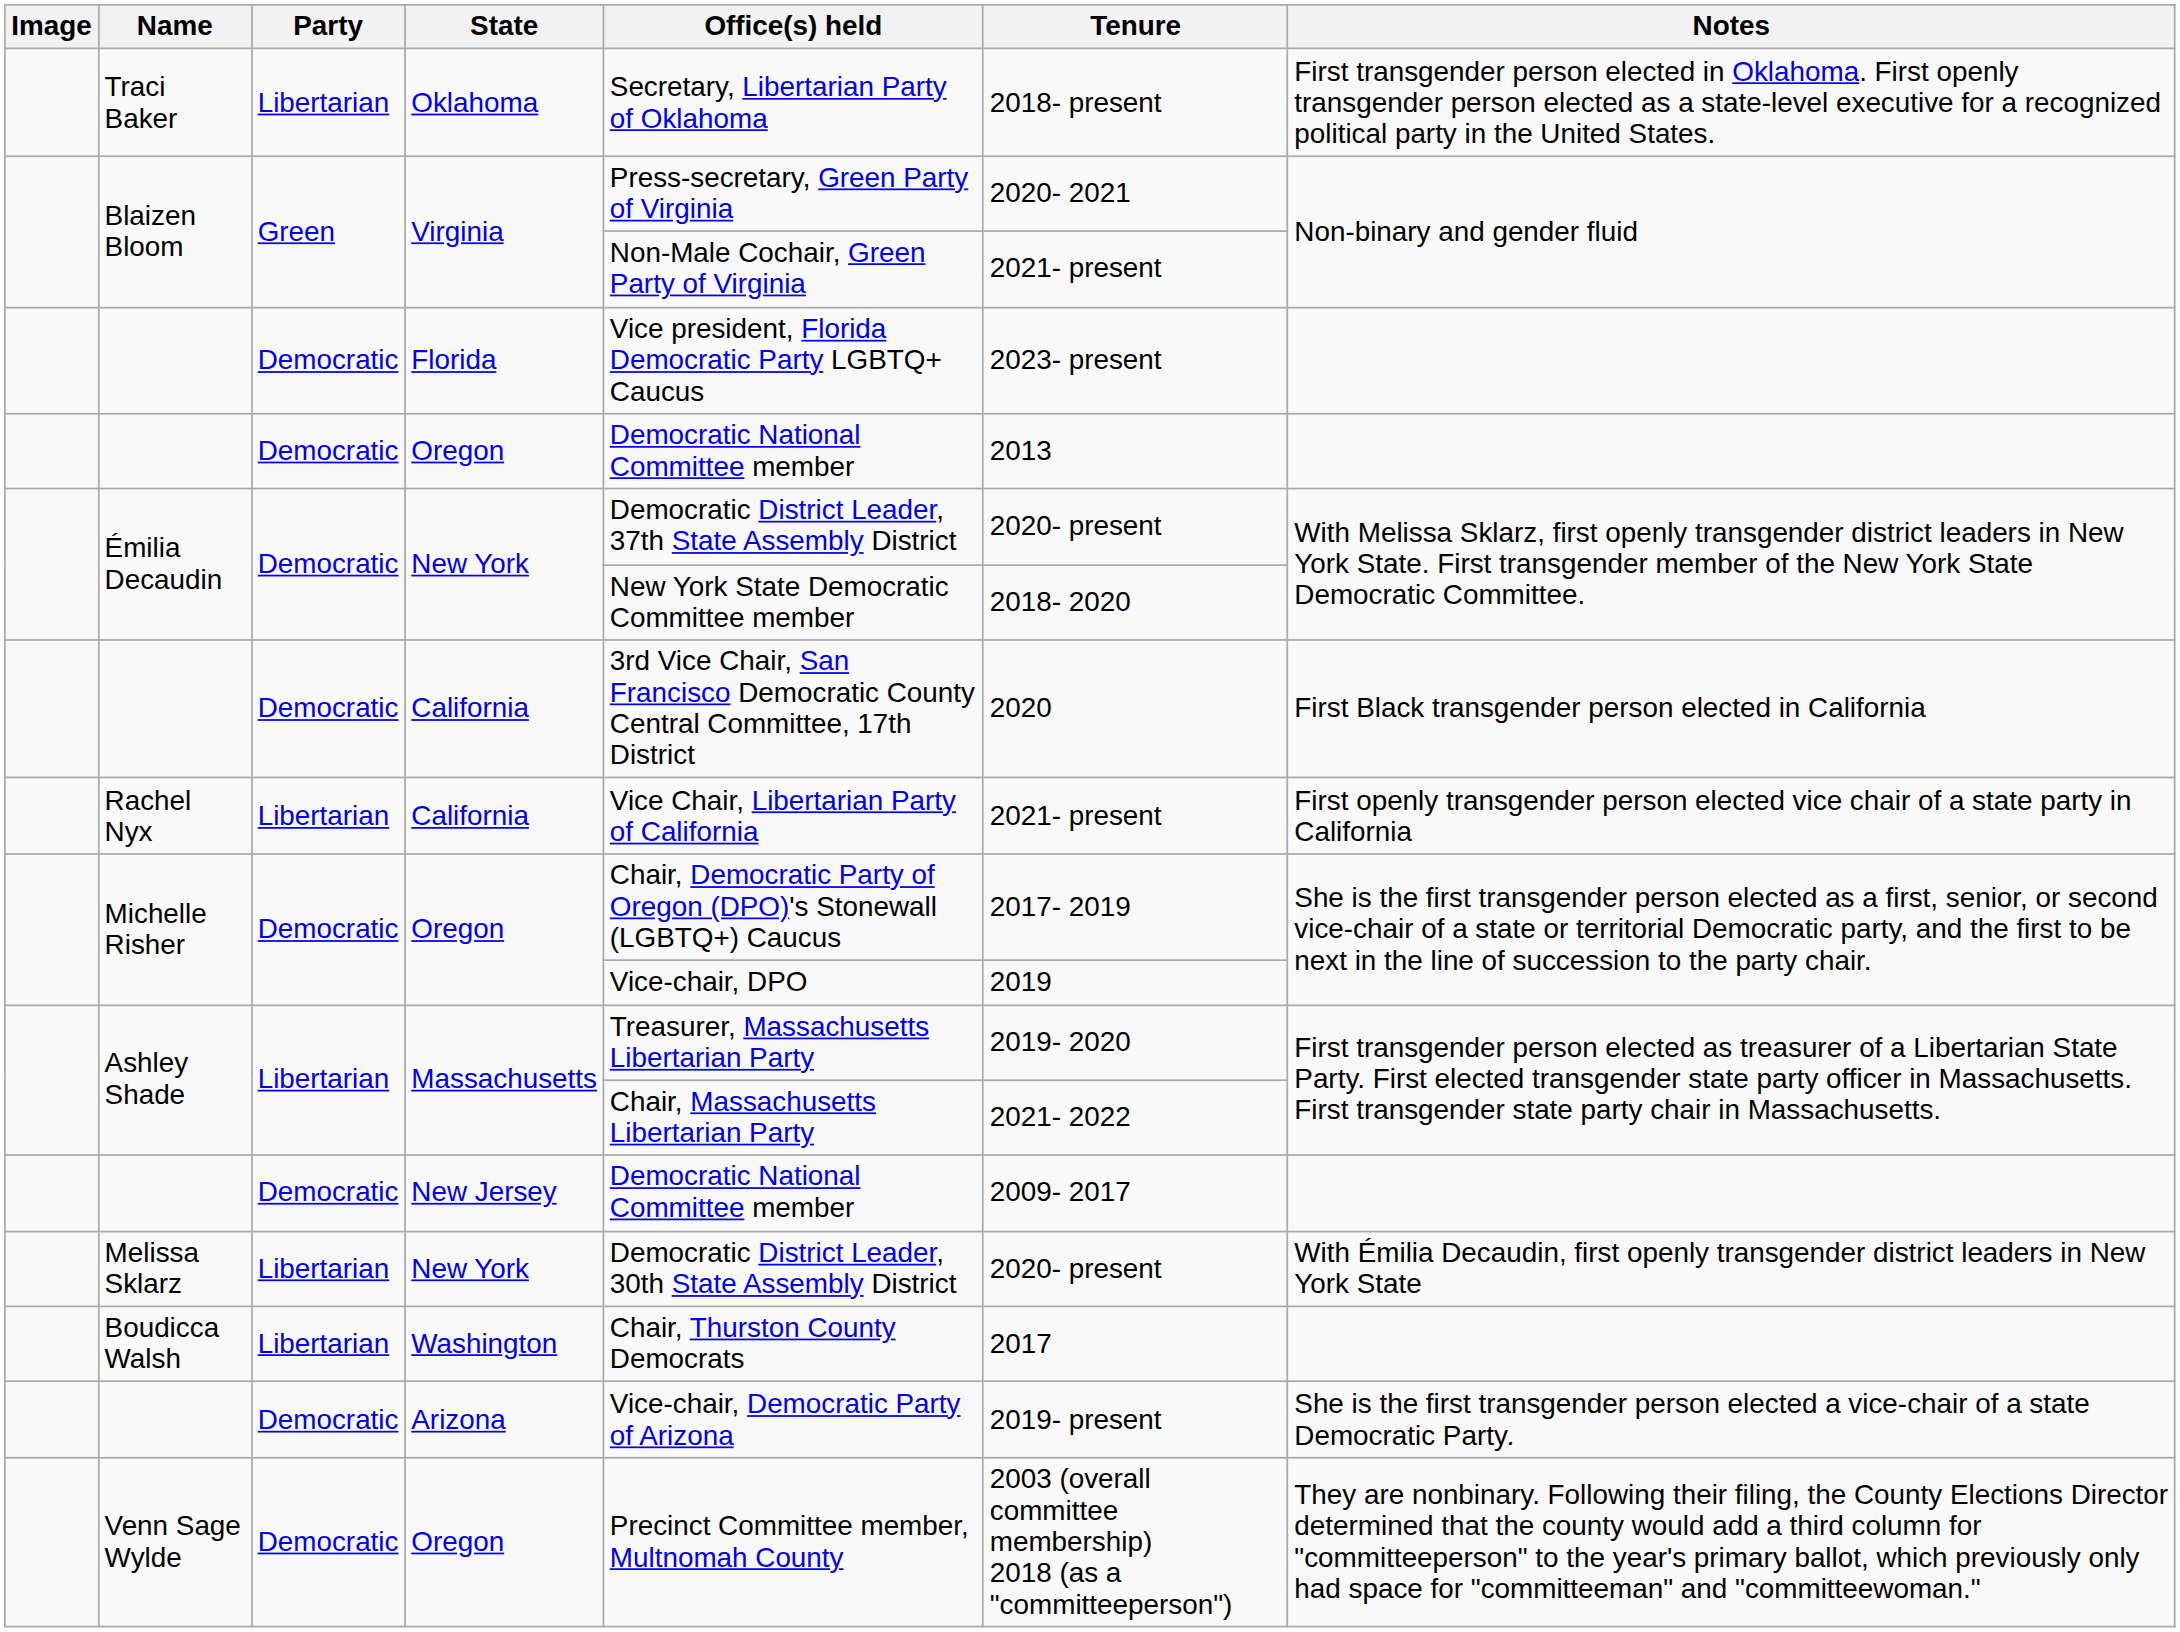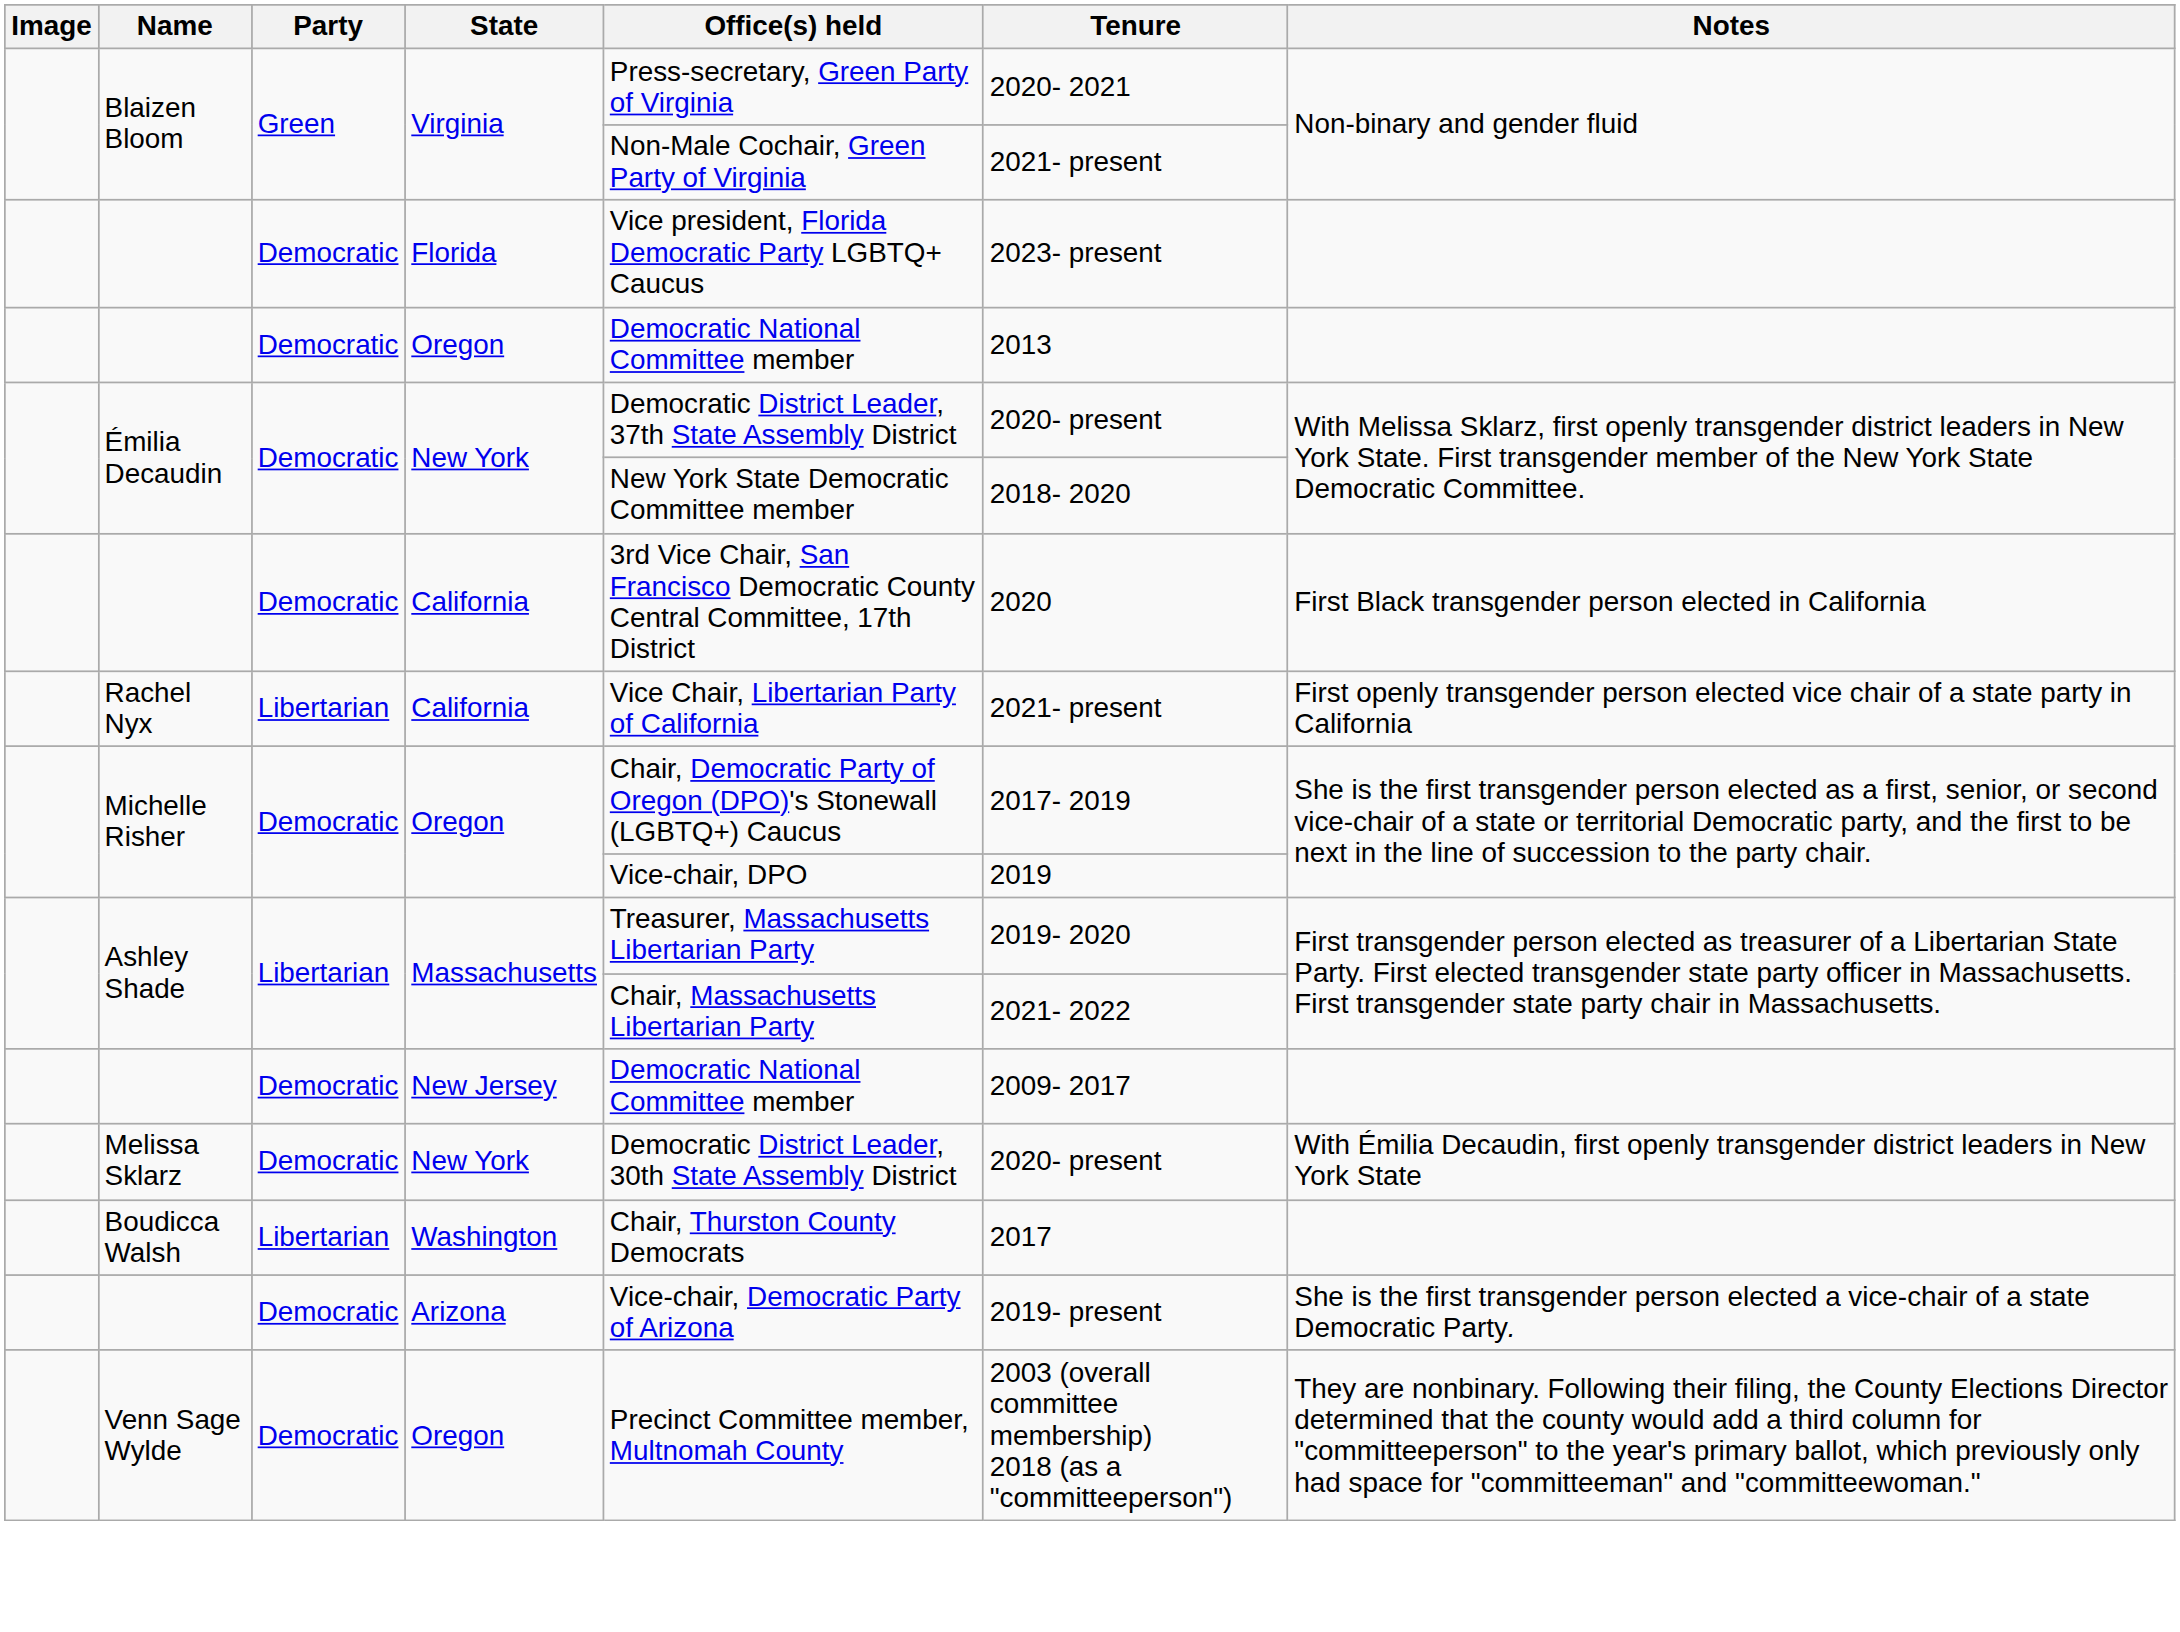- row: (141, 102)
(323, 1268) Libertarian -> (328, 1161) Democratic
